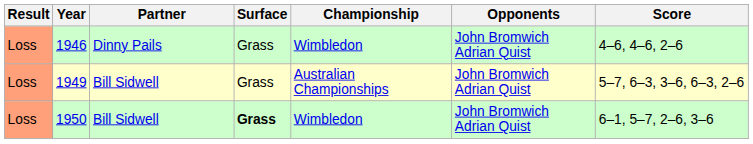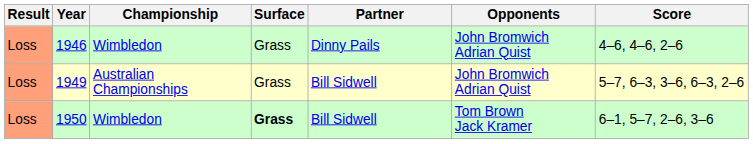columns swapped: (371, 15) <-> (162, 15)
(502, 119) John Bromwich Adrian Quist -> (493, 119) Tom Brown Jack Kramer
